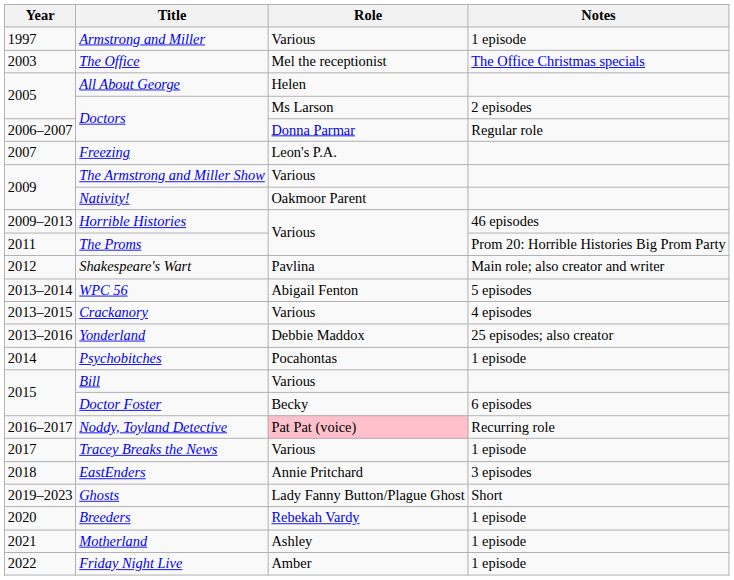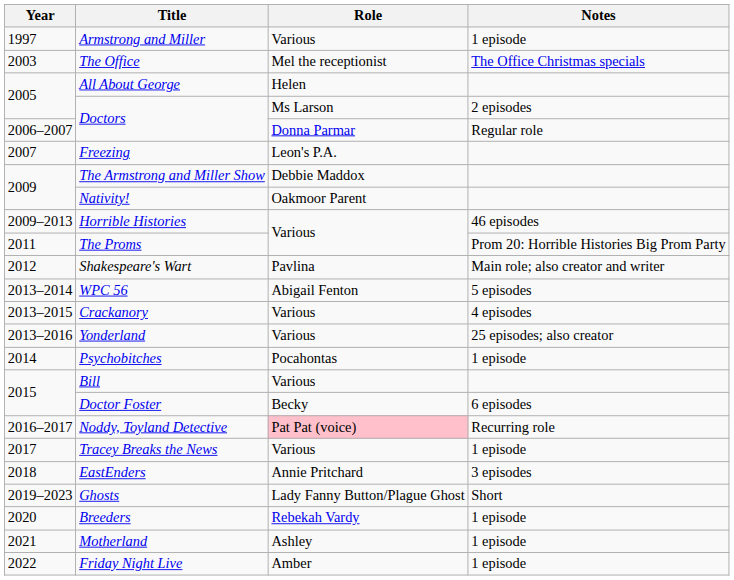(293, 175) Various -> (318, 175) Debbie Maddox
(318, 335) Debbie Maddox -> (293, 335) Various
